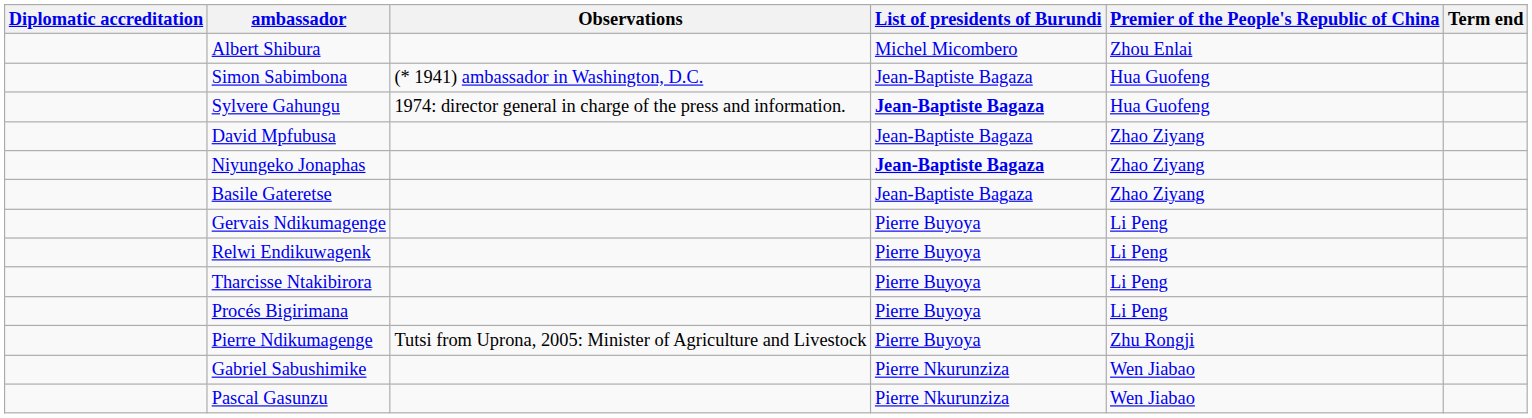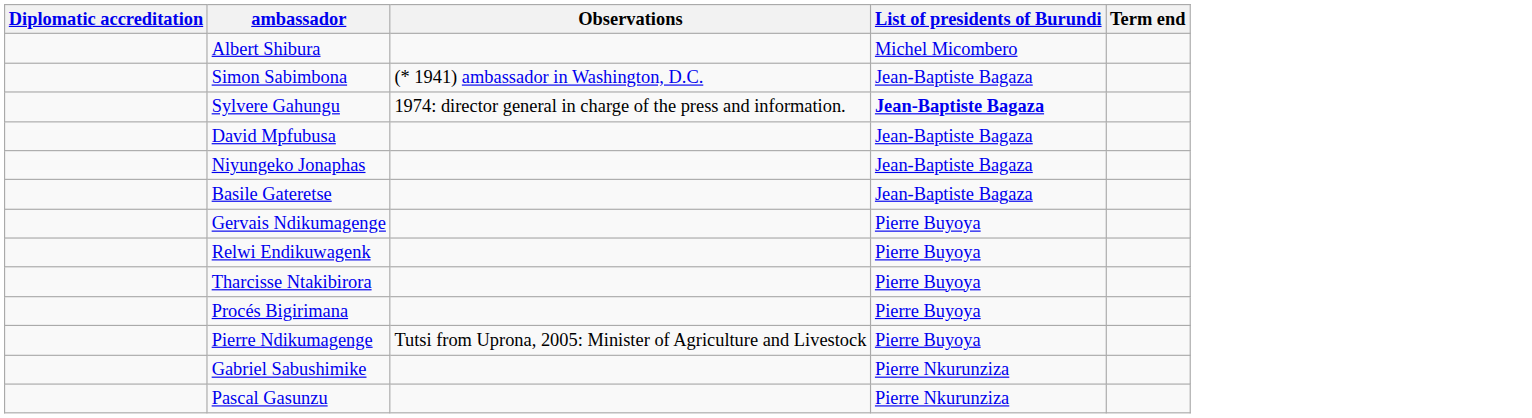- column: (1275, 19)
(959, 164) bold -> (954, 164) normal
